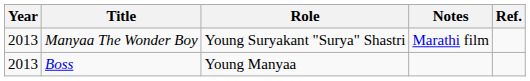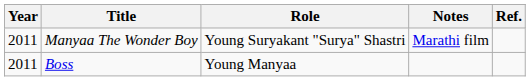(23, 40) 2013 -> (23, 40) 2011
(23, 64) 2013 -> (23, 64) 2011
